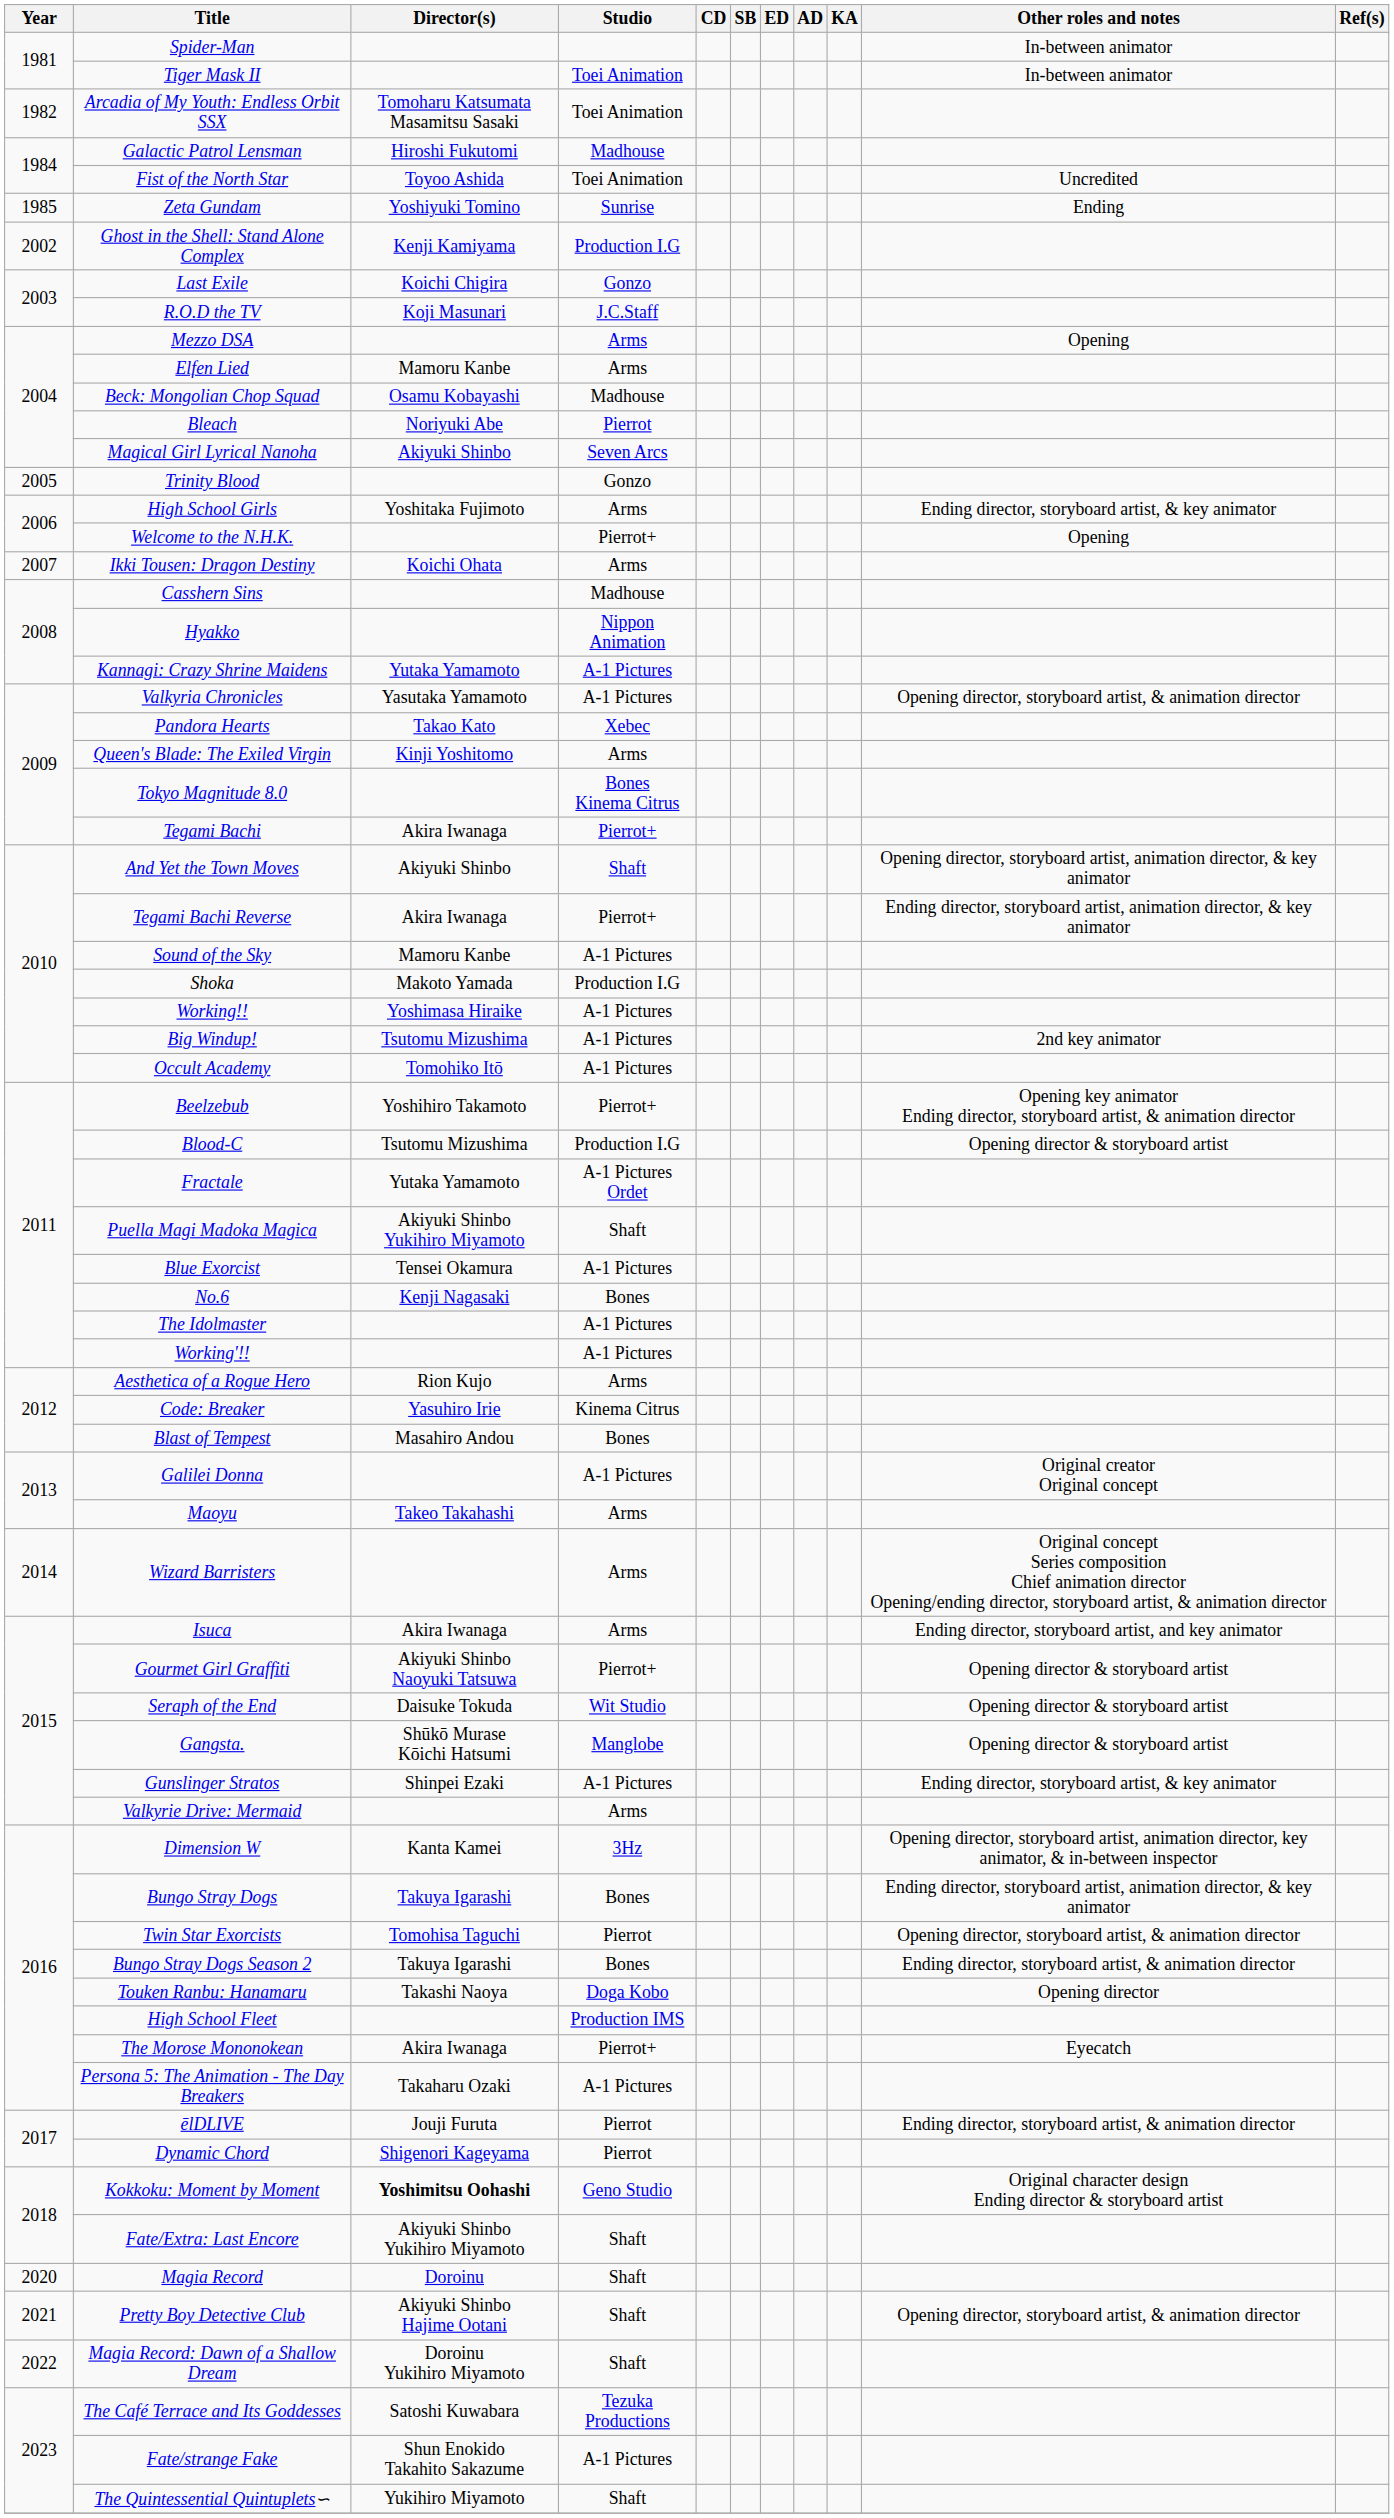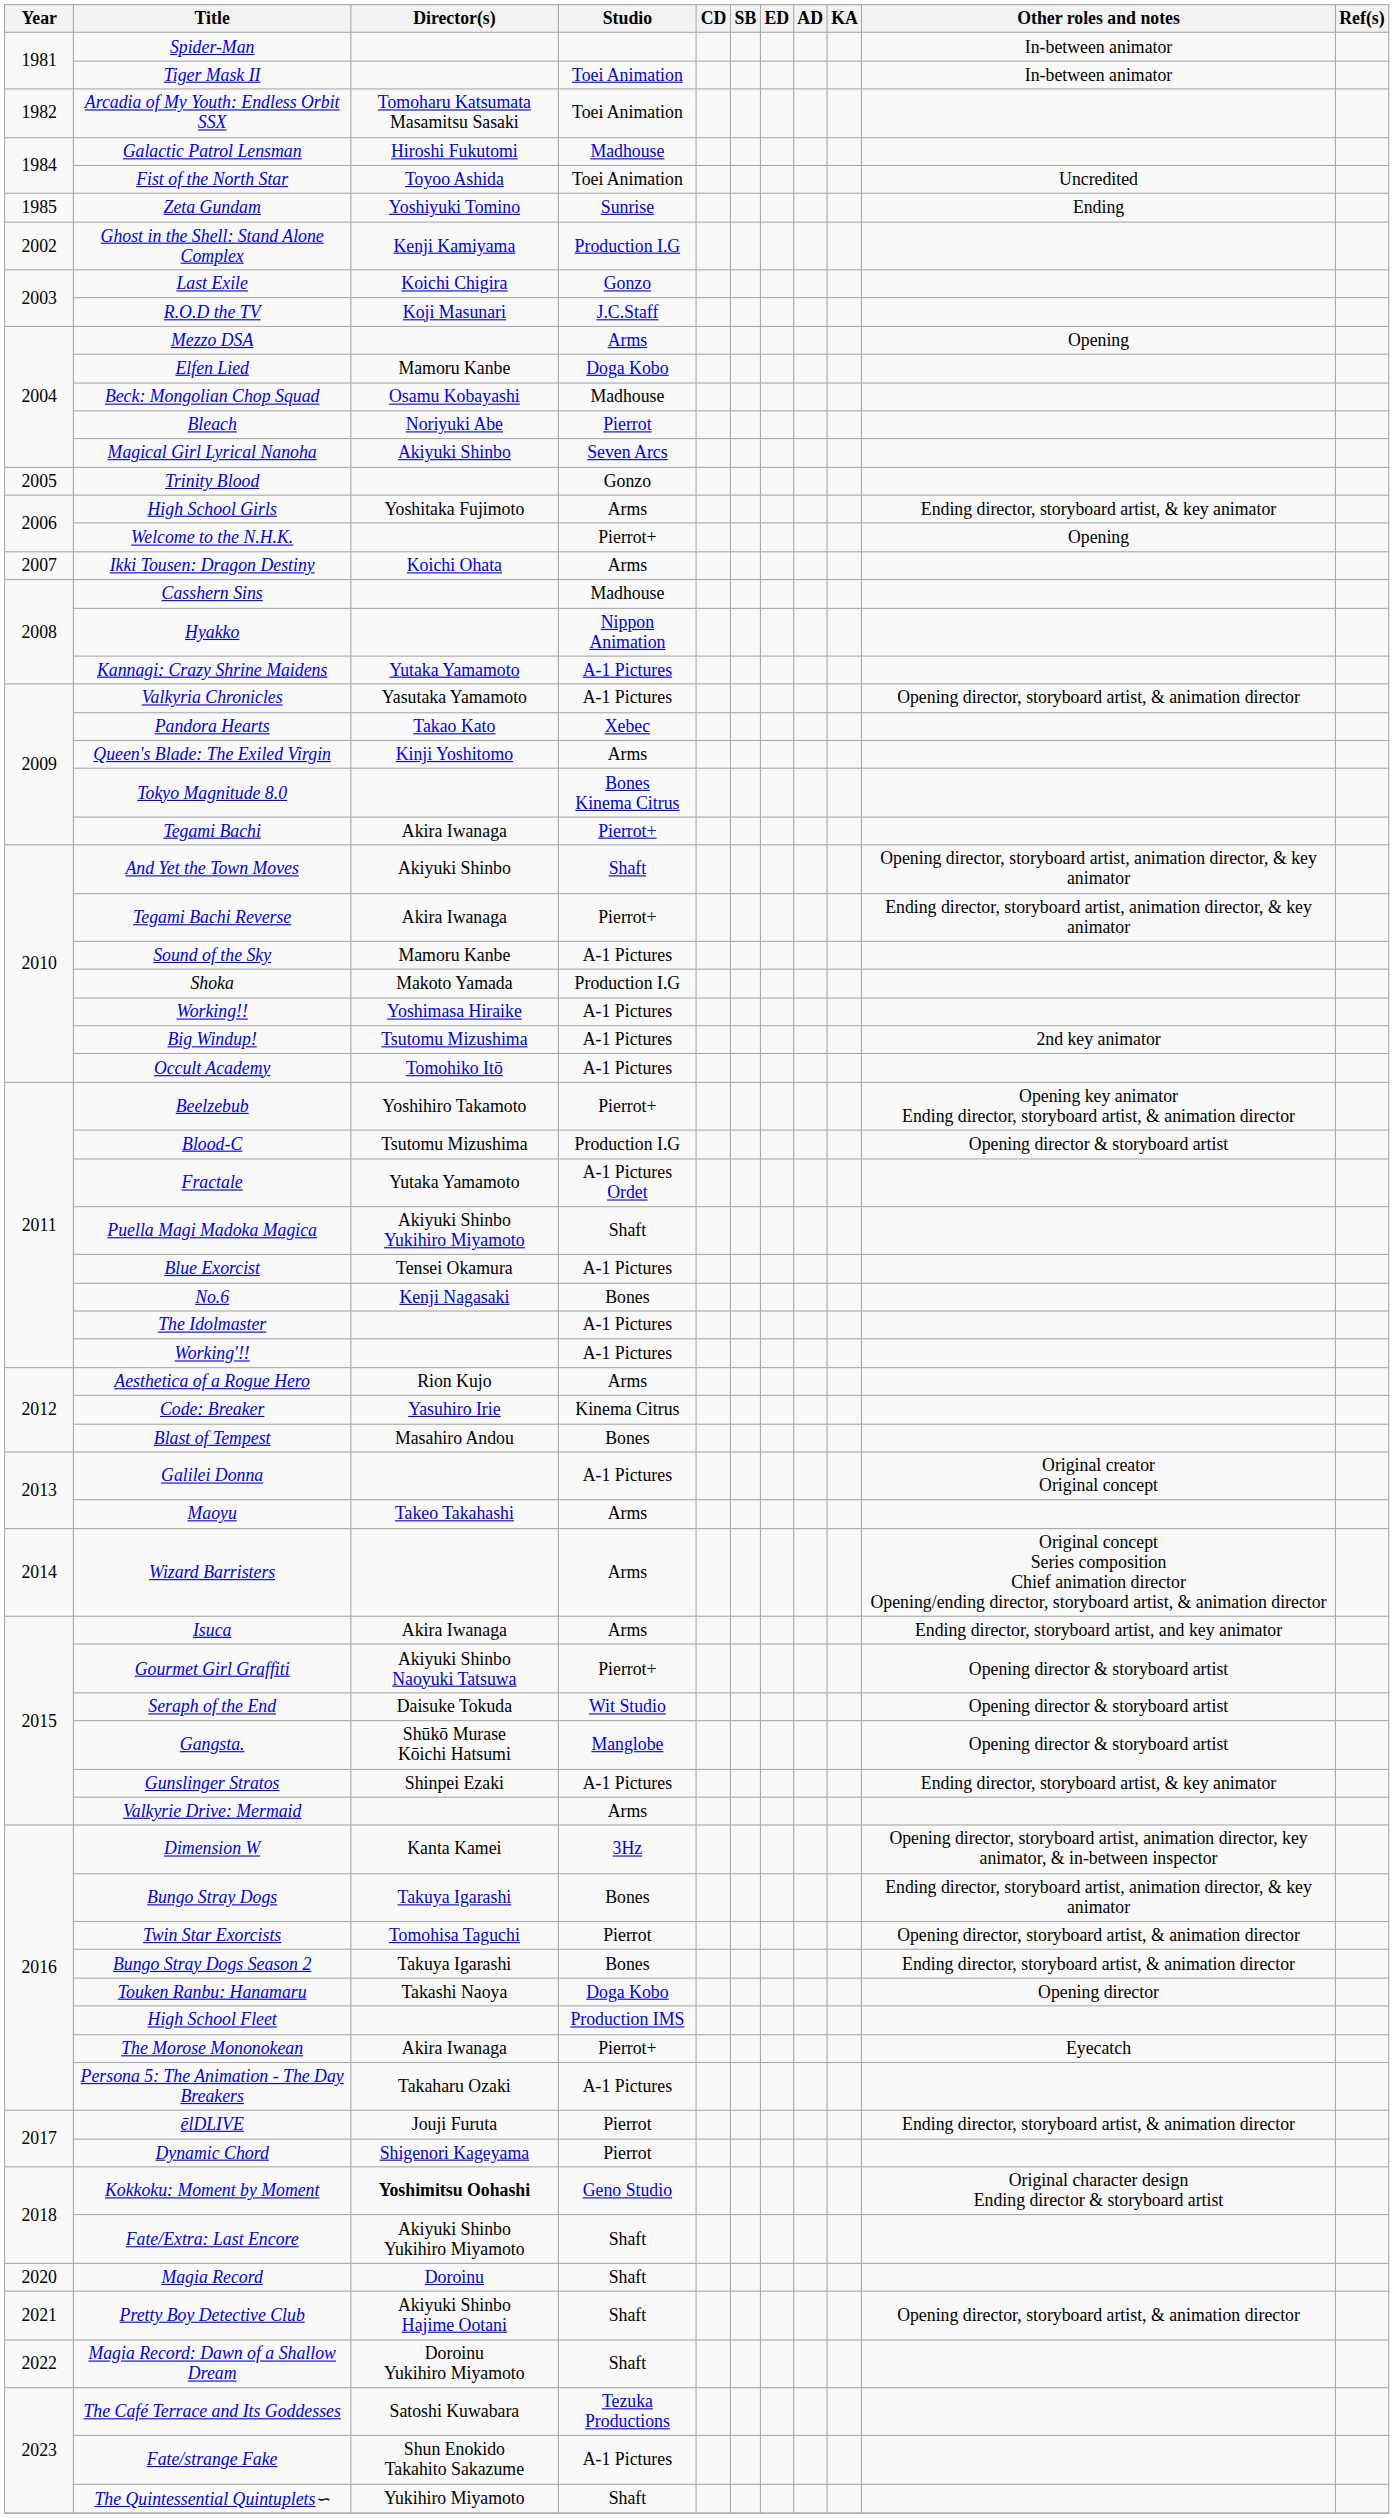(627, 368) Arms -> (627, 368) Doga Kobo
